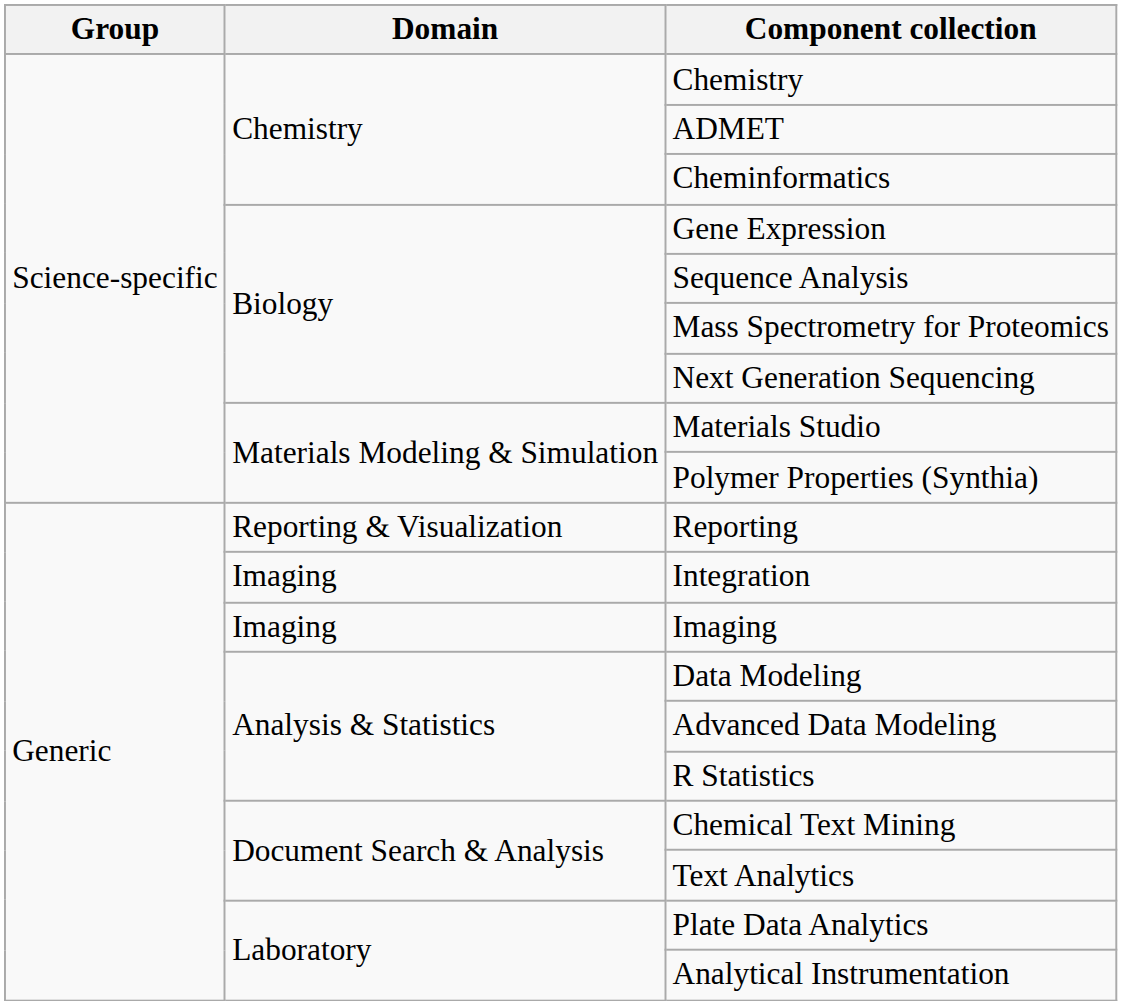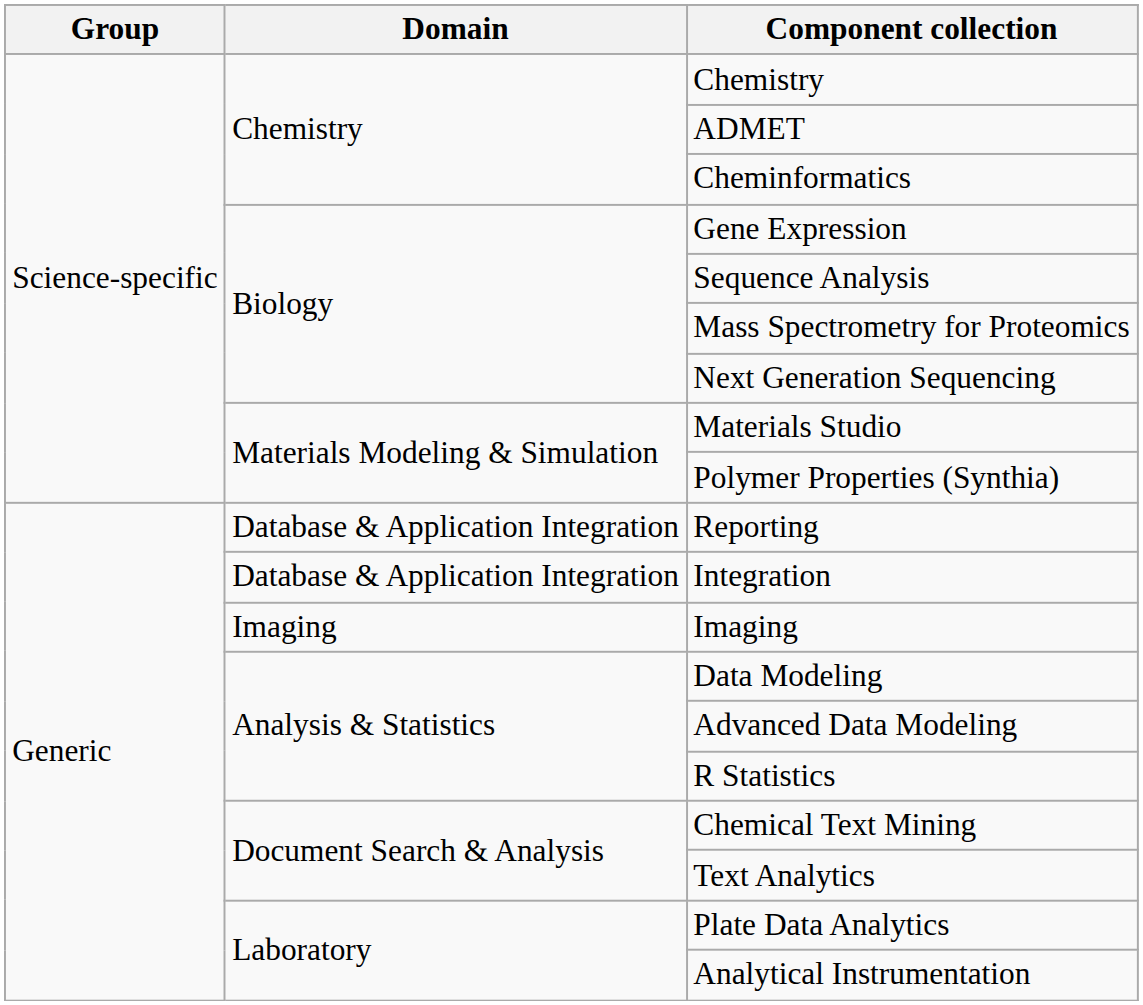(397, 526) Reporting & Visualization -> (456, 526) Database & Application Integration
(284, 576) Imaging -> (456, 576) Database & Application Integration
